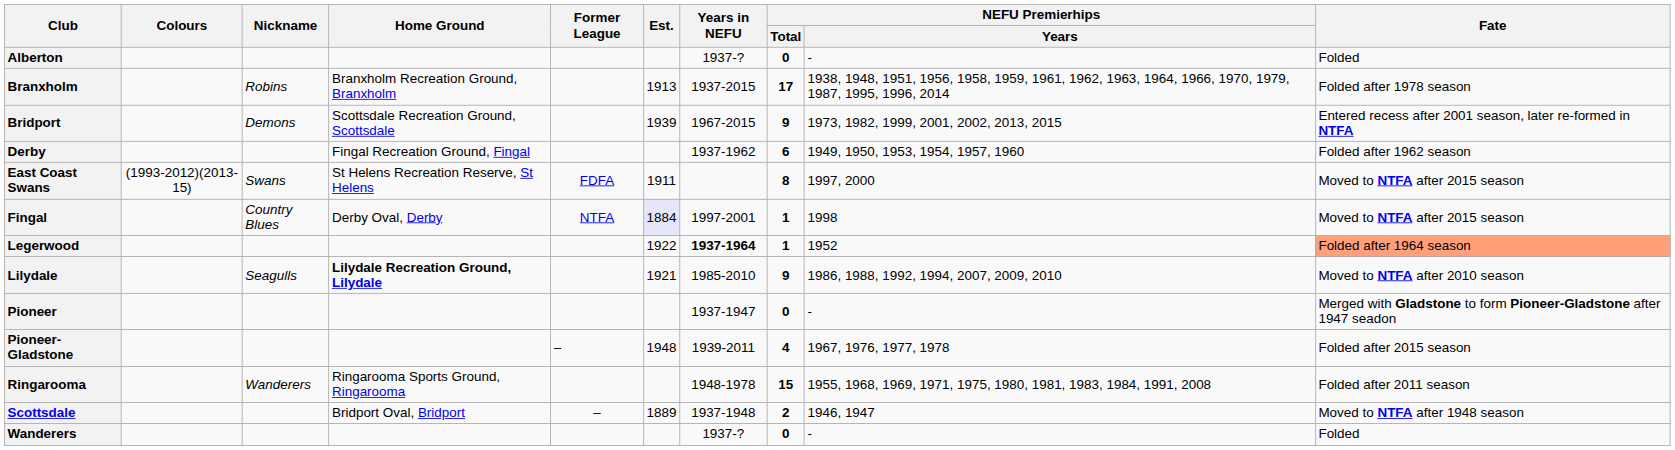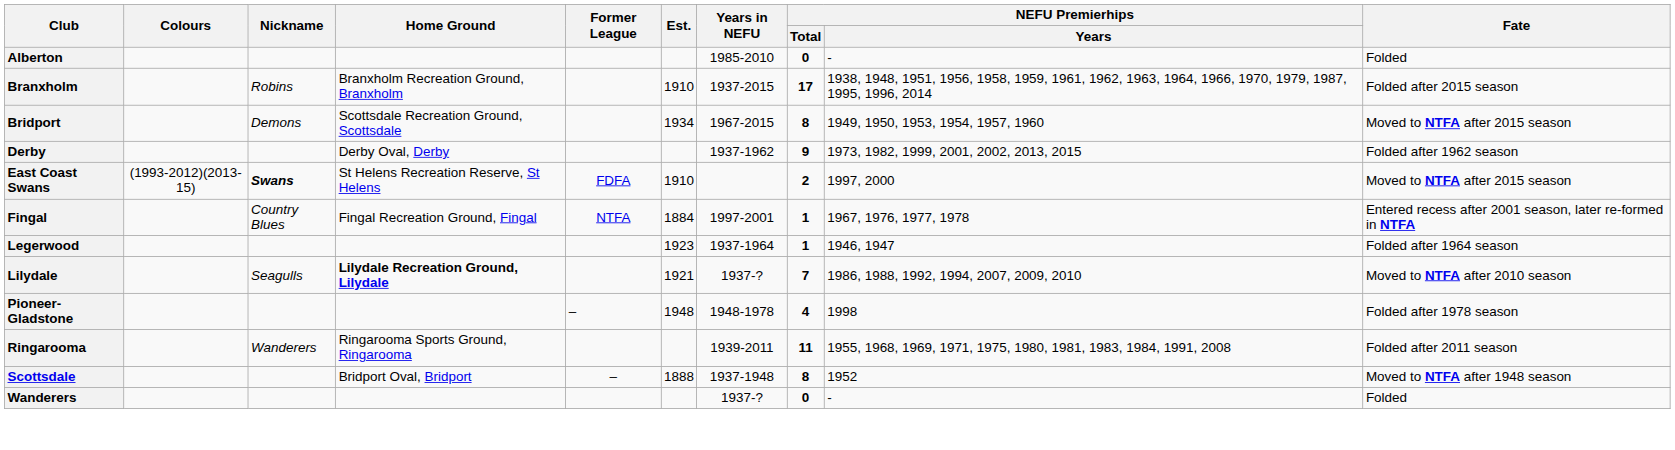(723, 57) 1937-? -> (742, 57) 1985-2010
(661, 86) 1913 -> (679, 86) 1910
(1395, 86) Folded after 1978 season -> (1442, 86) Folded after 2015 season
(661, 123) 1939 -> (679, 123) 1934
(786, 123) 9 -> (806, 123) 8
(935, 123) 1973, 1982, 1999, 2001, 2002, 2013, 2015 -> (936, 123) 1949, 1950, 1953, 1954, 1957, 1960
(1474, 123) Entered recess after 2001 season, later re-formed in NTFA -> (1469, 123) Moved to NTFA after 2015 season
(431, 151) Fingal Recreation Ground, Fingal -> (394, 151) Derby Oval, Derby
(786, 151) 6 -> (806, 151) 9
(916, 151) 1949, 1950, 1953, 1954, 1957, 1960 -> (954, 151) 1973, 1982, 1999, 2001, 2002, 2013, 2015
(266, 180) normal -> (272, 180) bold
(661, 180) 1911 -> (679, 180) 1910
(786, 180) 8 -> (806, 180) 2
(387, 217) Derby Oval, Derby -> (438, 217) Fingal Recreation Ground, Fingal
(661, 217) lavender background -> (679, 217) no background
(822, 217) 1998 -> (898, 217) 1967, 1976, 1977, 1978
(1421, 217) Moved to NTFA after 2015 season -> (1515, 217) Entered recess after 2001 season, later re-formed in NTFA
(661, 246) 1922 -> (679, 246) 1923
(723, 246) bold -> (742, 246) normal
(822, 246) 1952 -> (861, 246) 1946, 1947
(1395, 246) lightsalmon background -> (1442, 246) no background
(723, 275) 1985-2010 -> (742, 275) 1937-?
(786, 275) 9 -> (806, 275) 7
- row: (32, 311)
(723, 347) 1939-2011 -> (742, 311) 1948-1978
(879, 347) 1967, 1976, 1977, 1978 -> (842, 311) 1998
(1395, 347) Folded after 2015 season -> (1442, 311) Folded after 1978 season
(723, 384) 1948-1978 -> (742, 347) 1939-2011
(786, 384) 15 -> (806, 347) 11
(661, 413) 1889 -> (679, 376) 1888
(786, 413) 2 -> (806, 376) 8
(841, 413) 1946, 1947 -> (842, 376) 1952
